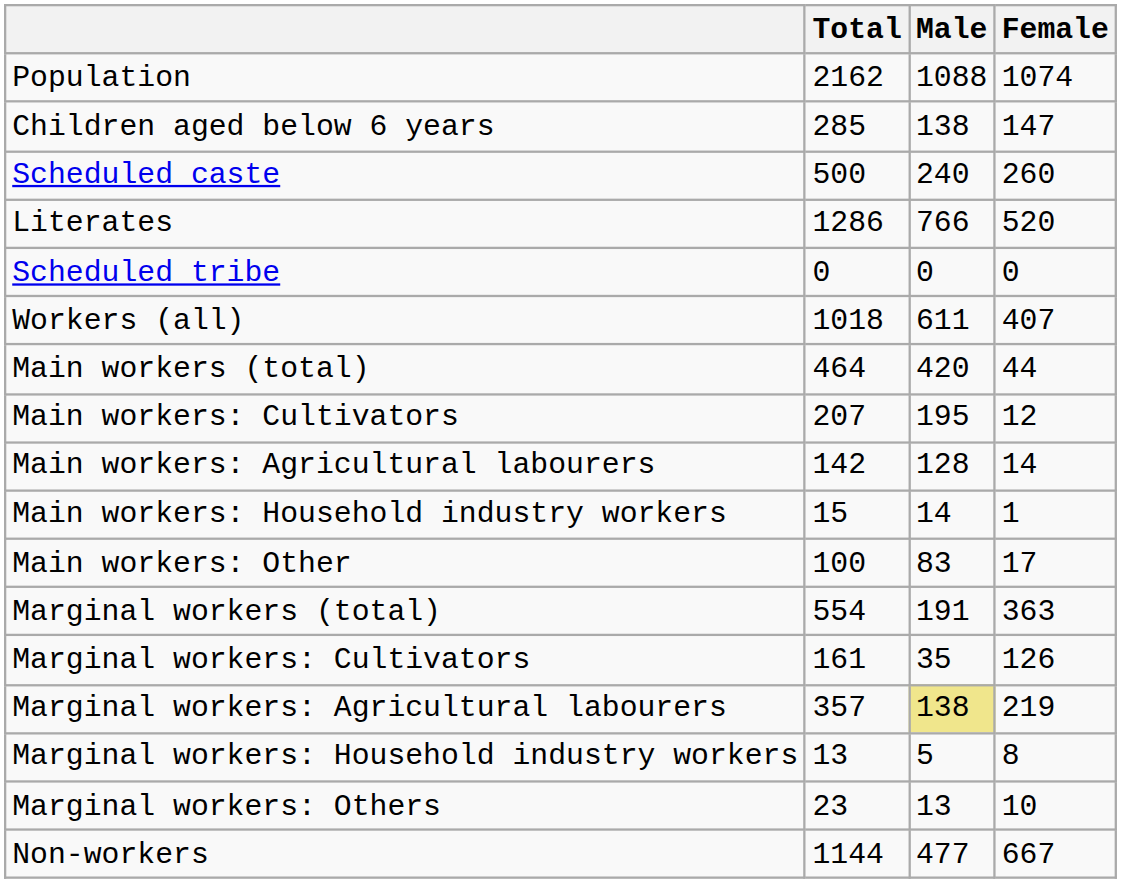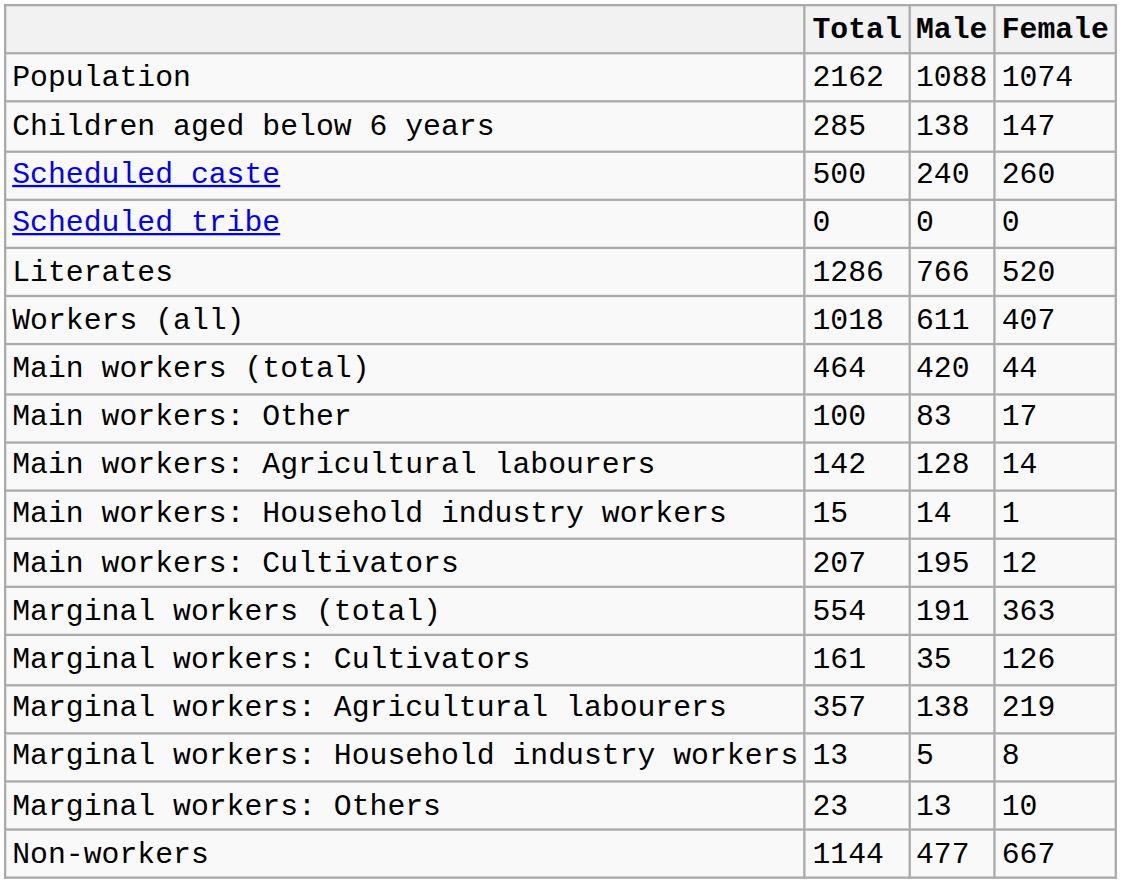rows swapped: (146, 272) <-> (93, 223)
rows swapped: (236, 418) <-> (182, 563)
(943, 709) khaki background -> (943, 709) no background
